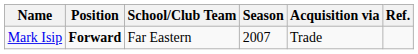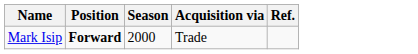- column: (182, 15)
(257, 37) 2007 -> (141, 37) 2000
